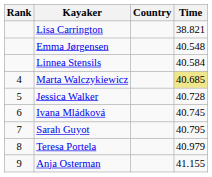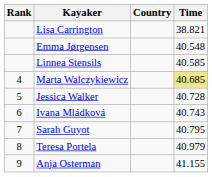(191, 63) 40.584 -> (191, 63) 40.585
(191, 113) 40.745 -> (191, 113) 40.743
